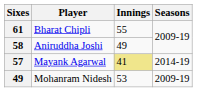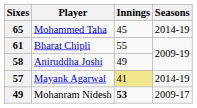+ row: (70, 29)
(122, 78) normal -> (122, 95) bold
(172, 78) 2009-19 -> (172, 95) 2009-17
